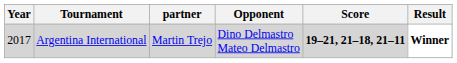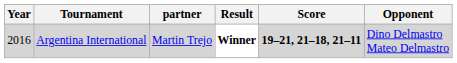columns swapped: (259, 14) <-> (430, 14)
(19, 41) 2017 -> (19, 41) 2016
